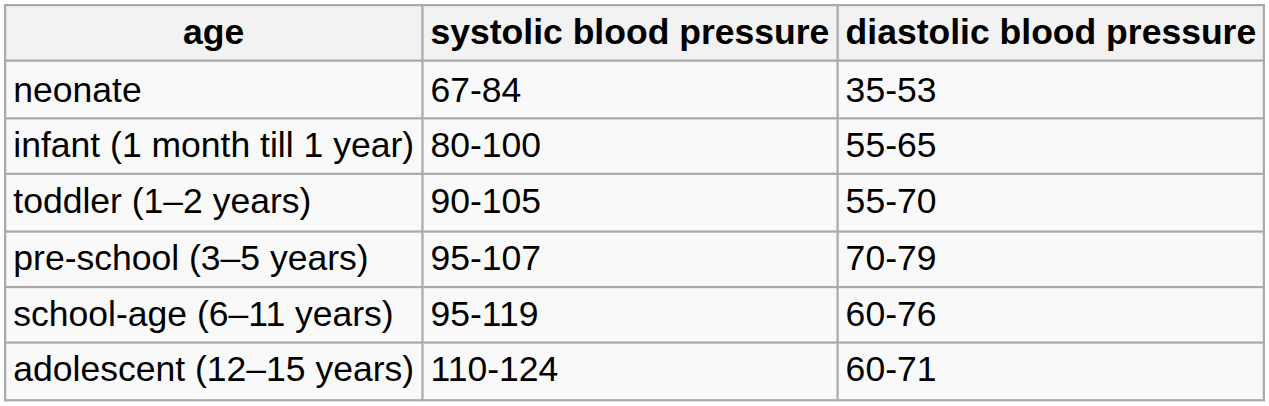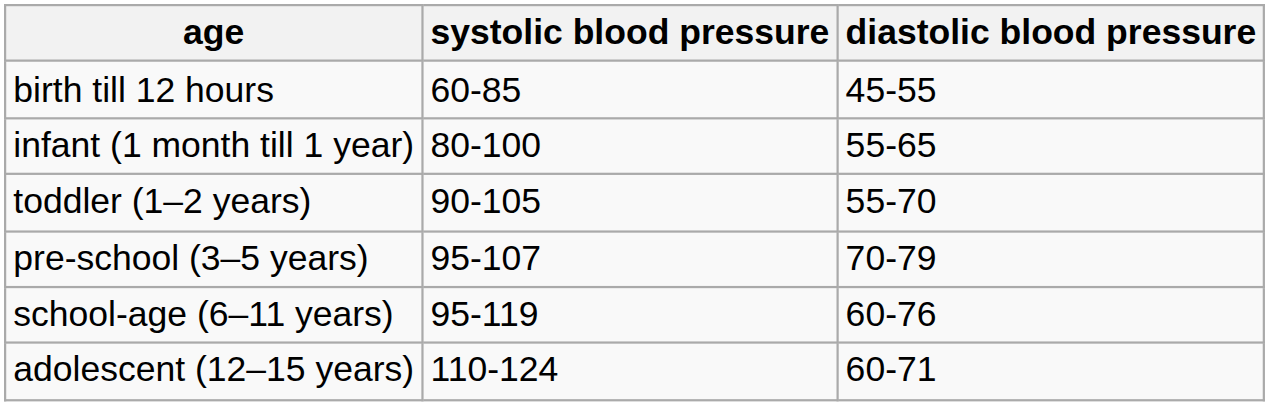+ row: (144, 88)
- row: (78, 88)
